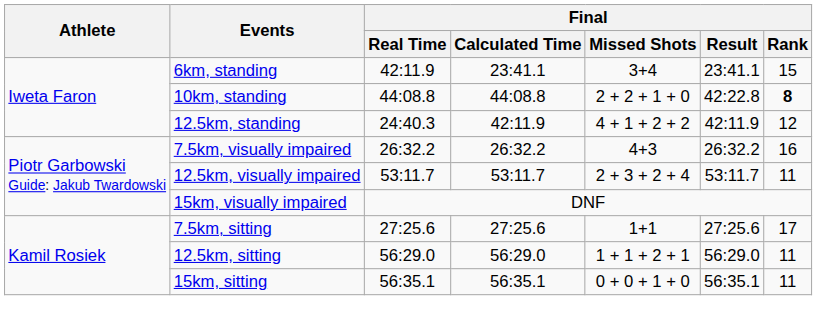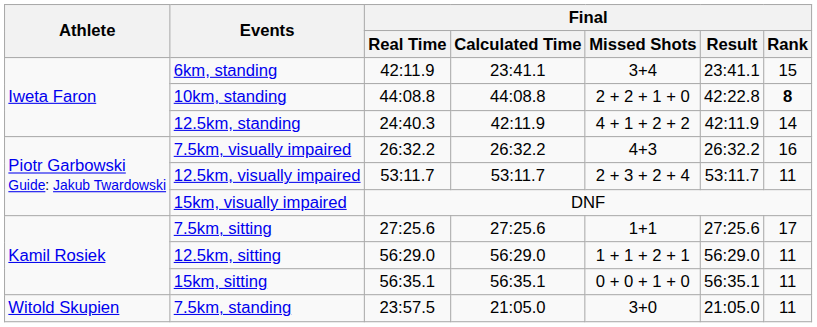(788, 123) 12 -> (788, 123) 14
+ row: (232, 307)
